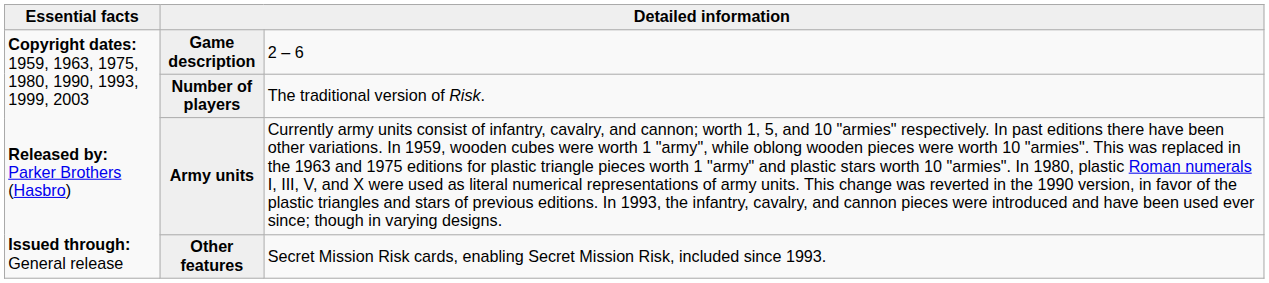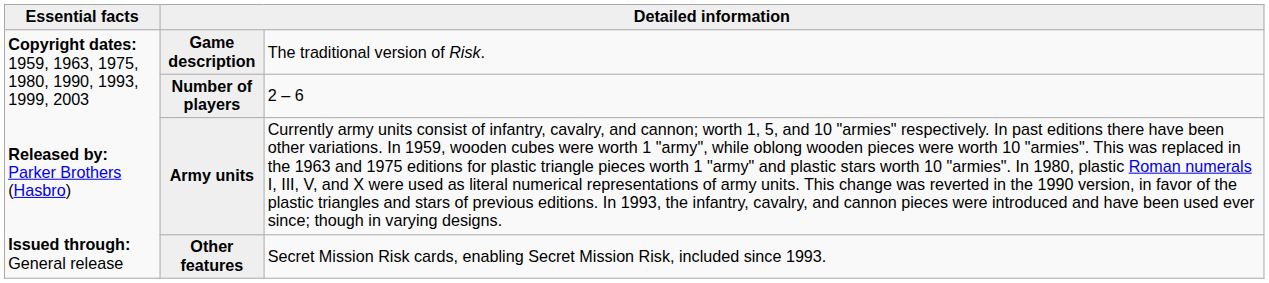(286, 52) 2 – 6 -> (376, 52) The traditional version of Risk.
(376, 95) The traditional version of Risk. -> (286, 95) 2 – 6
